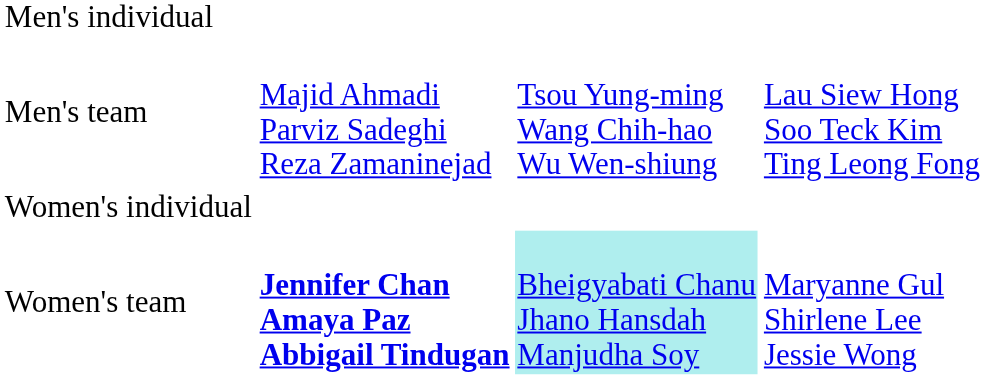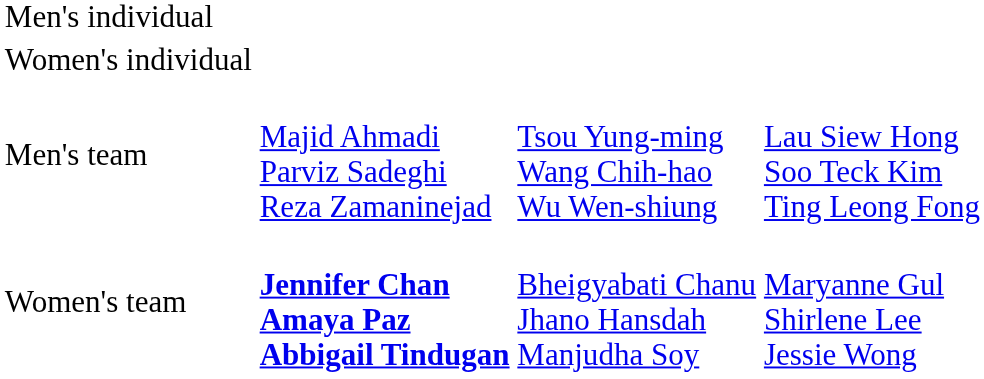rows swapped: (76, 111) <-> (128, 206)
(637, 319) paleturquoise background -> (637, 319) no background
